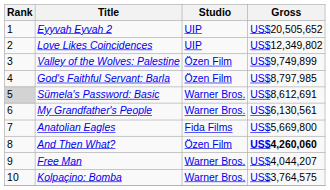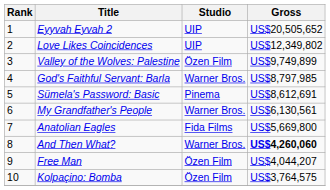(208, 78) Özen Film -> (215, 78) Warner Bros.
(10, 95) lightgrey background -> (10, 95) no background
(215, 95) Warner Bros. -> (202, 95) Pinema
(208, 144) Özen Film -> (215, 144) Warner Bros.
(215, 161) Warner Bros. -> (208, 161) Özen Film
(215, 177) Warner Bros. -> (208, 177) Özen Film
